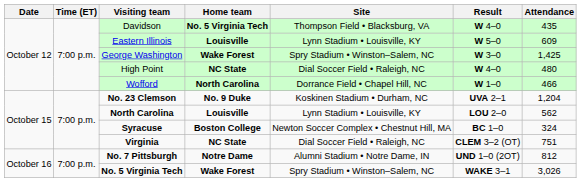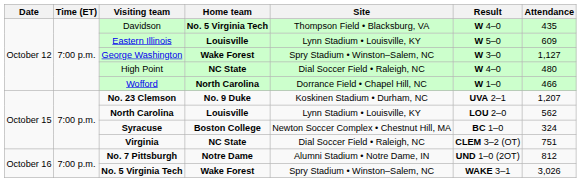(549, 55) 1,425 -> (549, 55) 1,127
(549, 98) 1,204 -> (549, 98) 1,207
